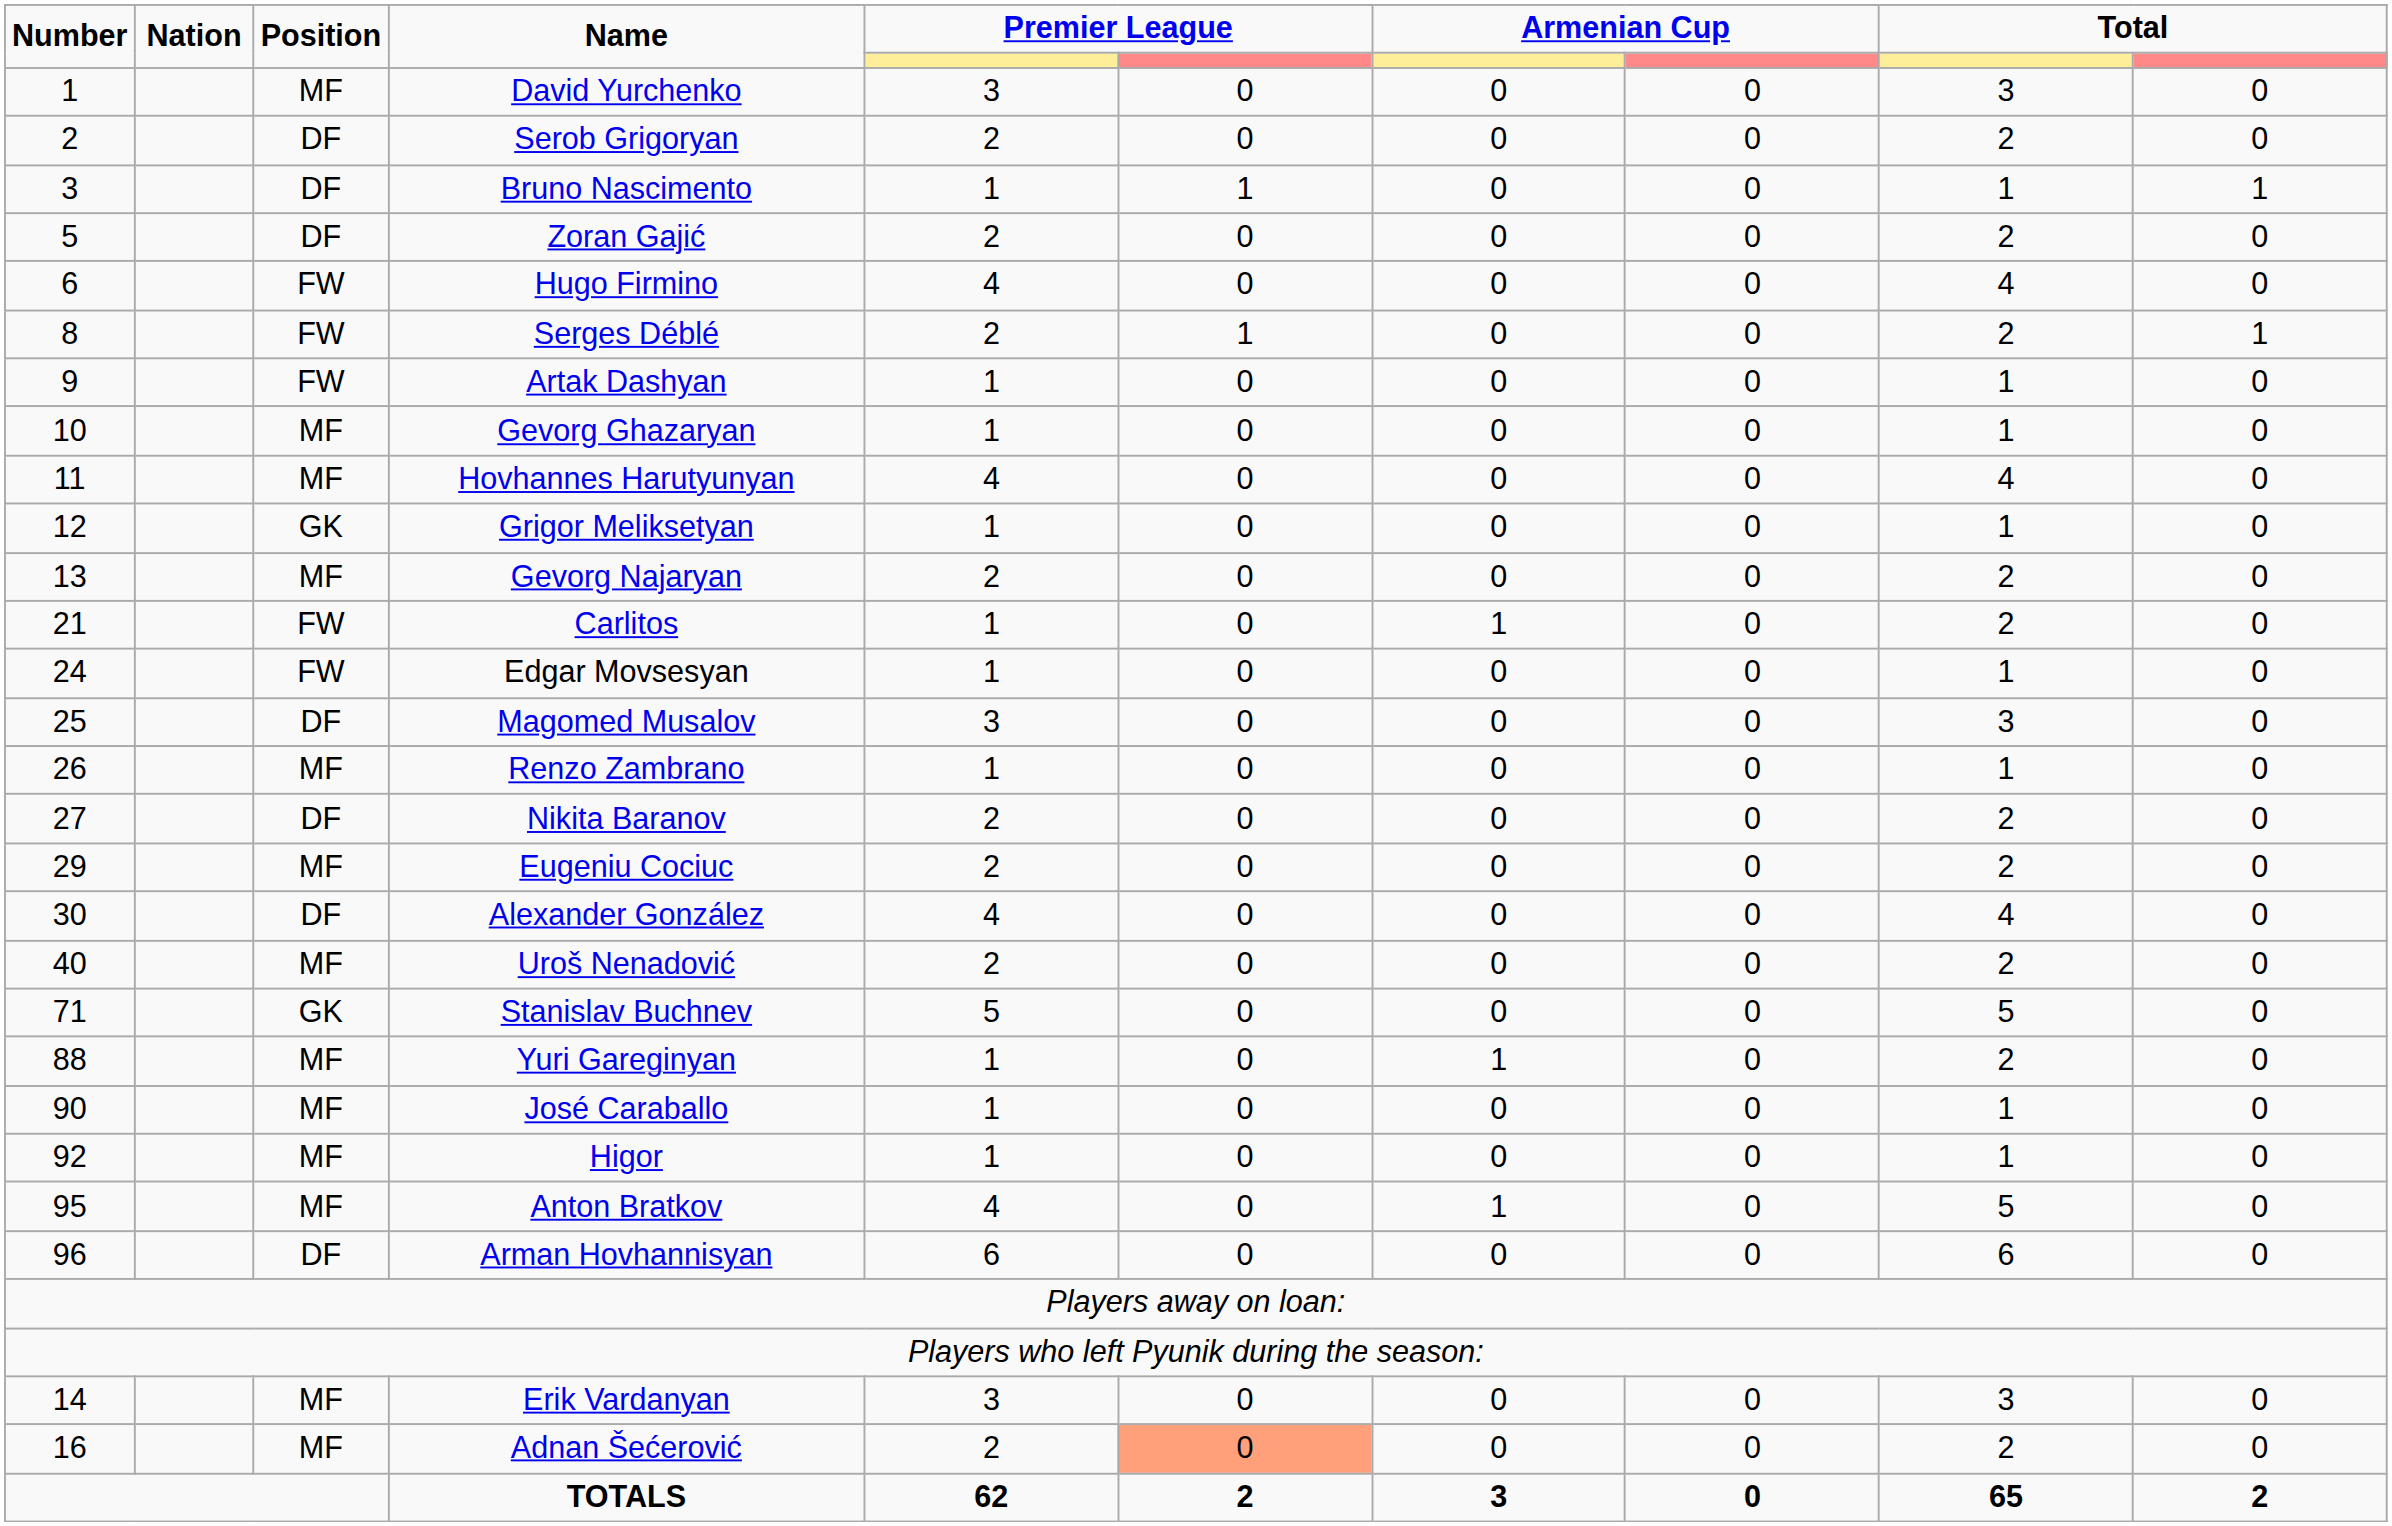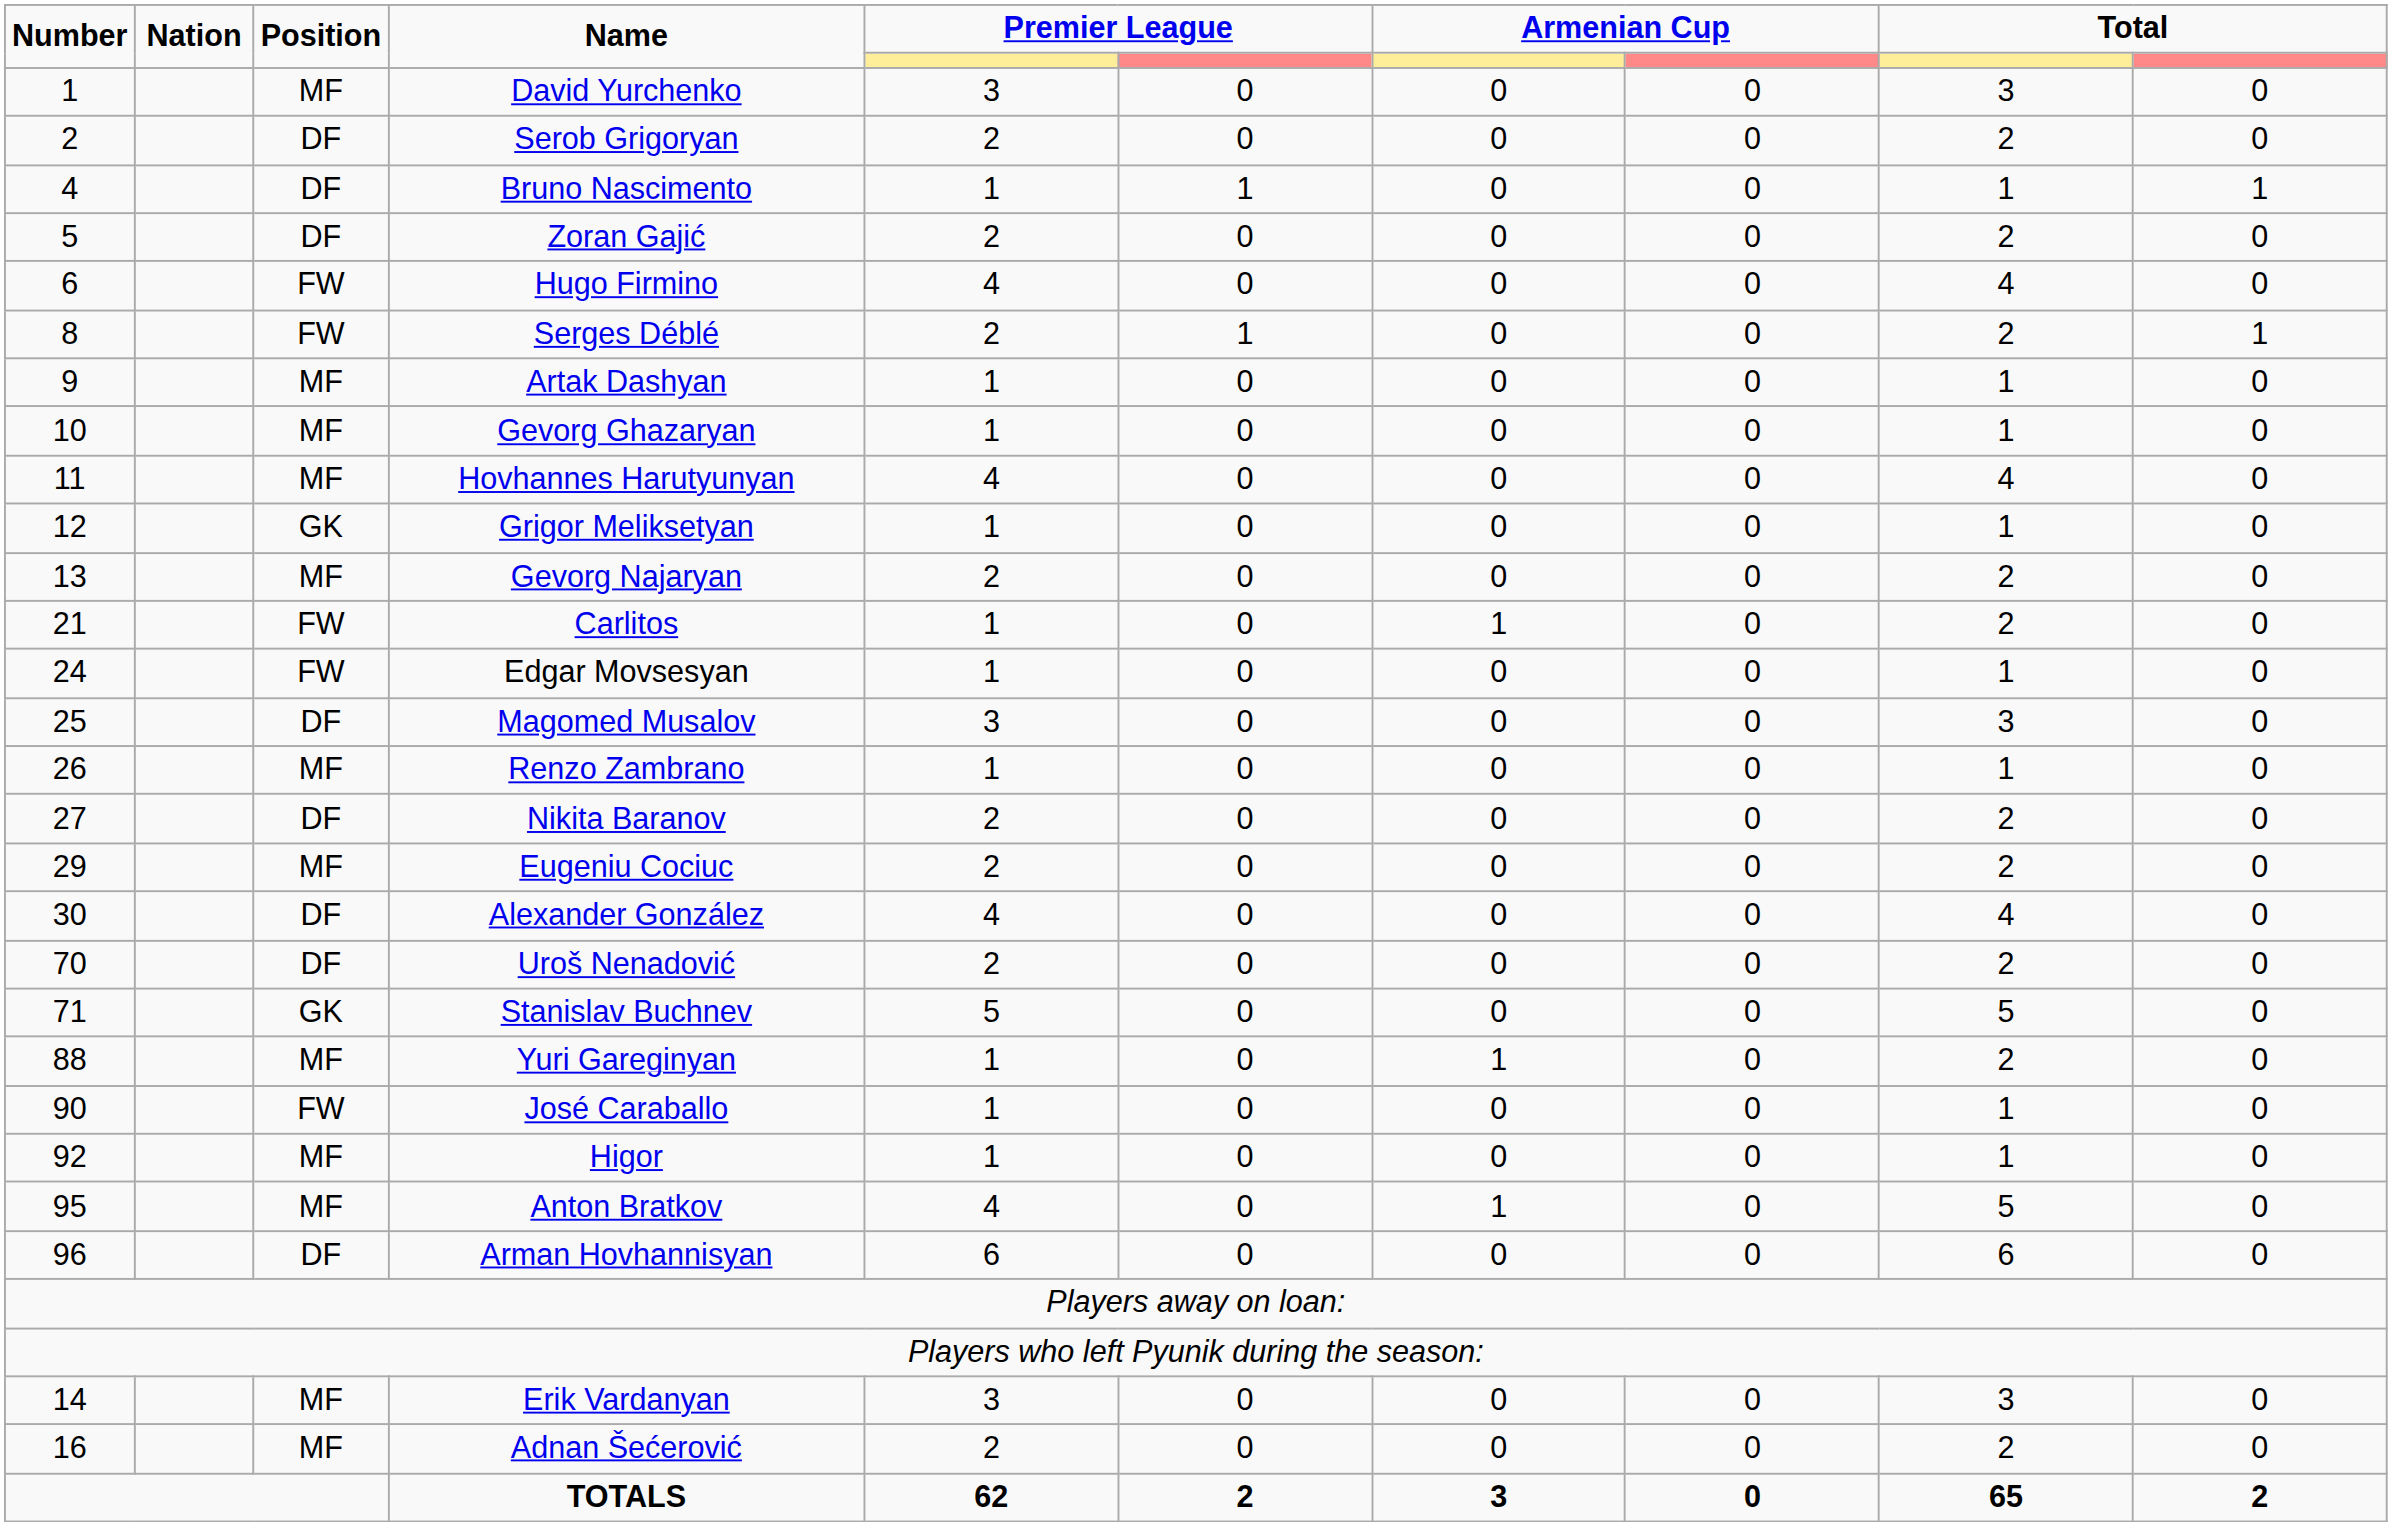(70, 188) 3 -> (70, 188) 4
(321, 382) FW -> (321, 382) MF
(70, 963) 40 -> (70, 963) 70
(321, 963) MF -> (321, 963) DF
(321, 1109) MF -> (321, 1109) FW
(1245, 1448) lightsalmon background -> (1245, 1448) no background
